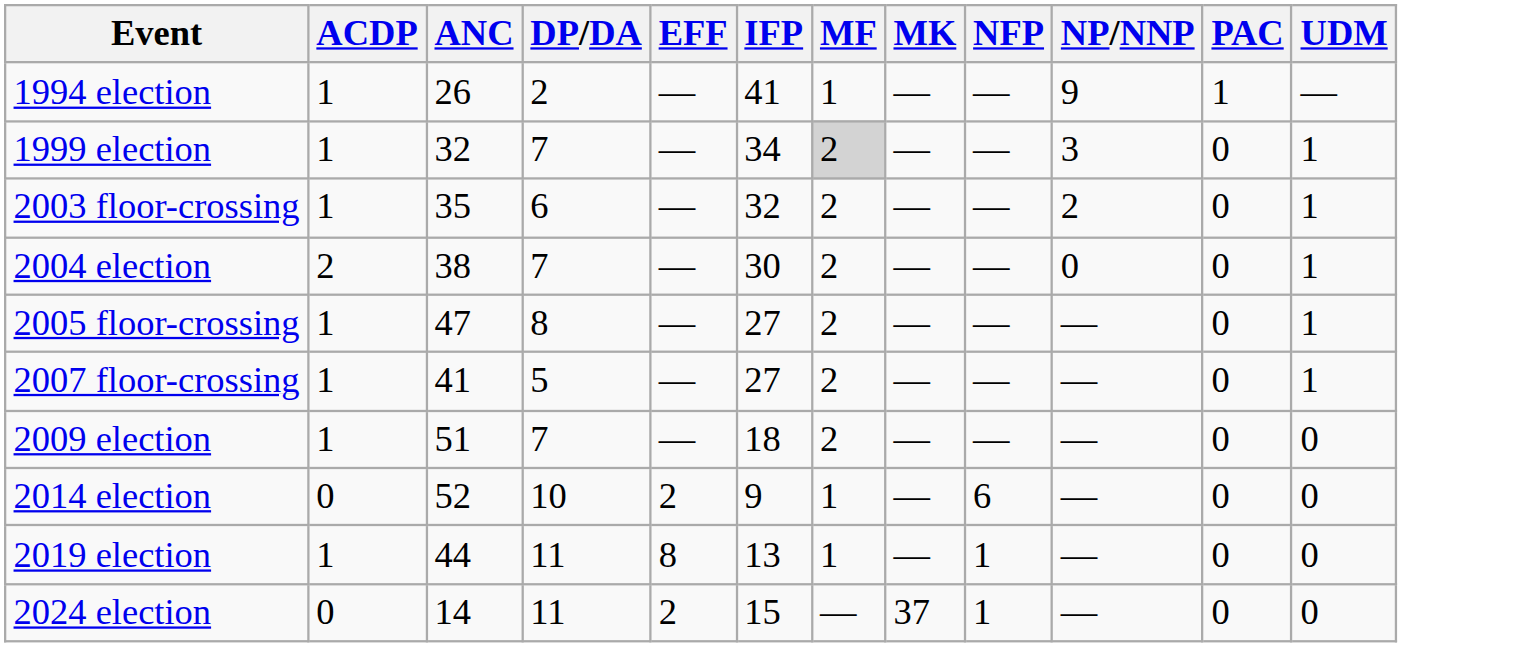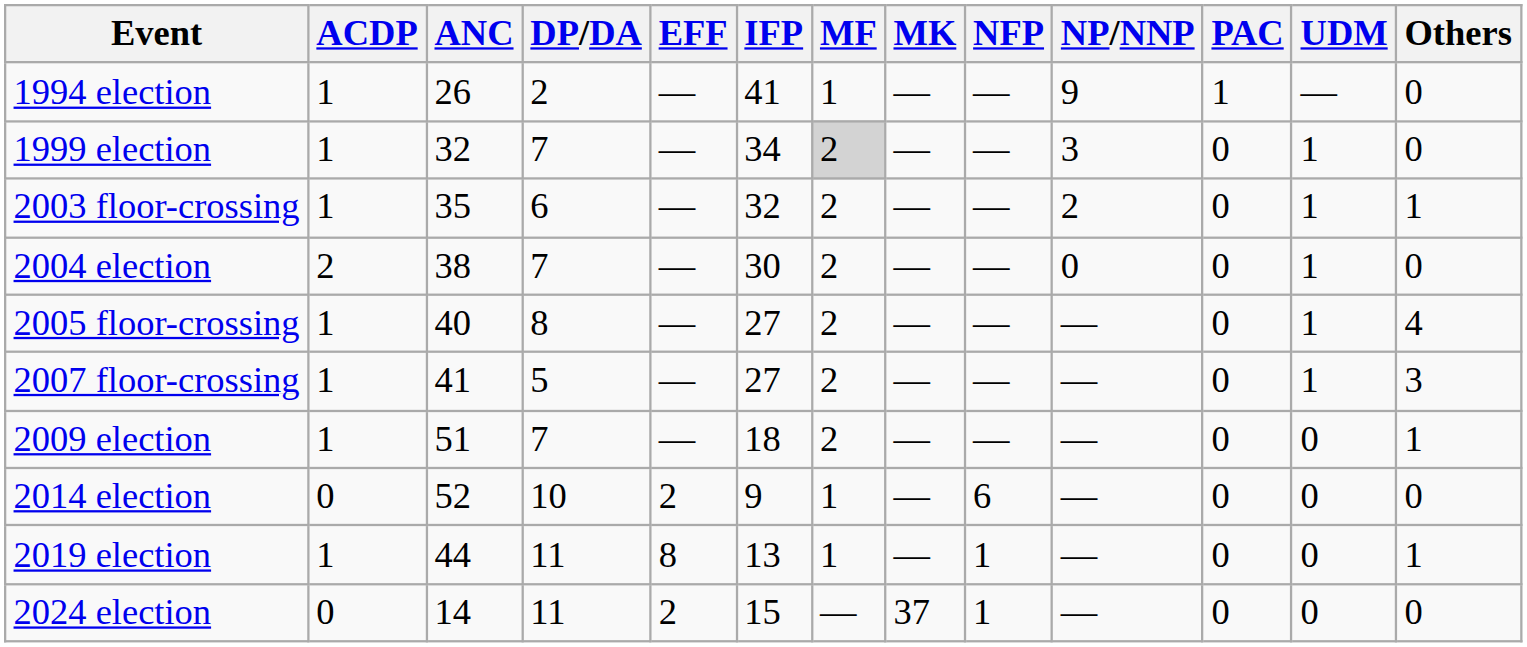+ column: (1458, 33)
(453, 322) 47 -> (453, 322) 40
